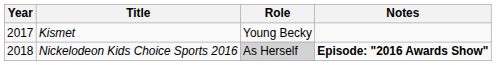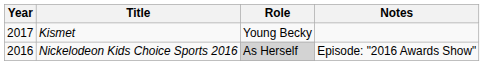(20, 51) 2018 -> (20, 51) 2016
(403, 51) bold -> (397, 51) normal
